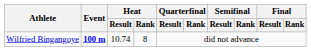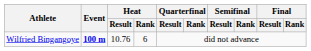(121, 39) 10.74 -> (121, 39) 10.76
(145, 39) 8 -> (145, 39) 6
